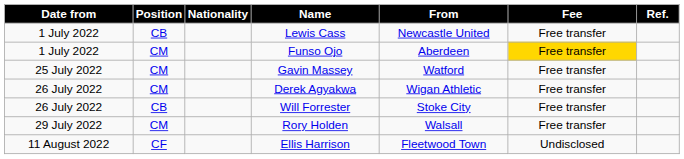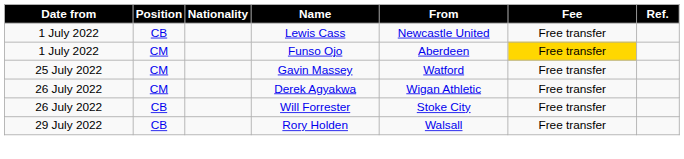(159, 126) CM -> (159, 126) CB
- row: (315, 145)
